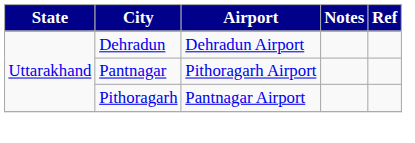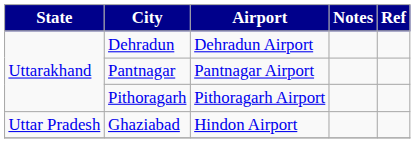(251, 71) Pithoragarh Airport -> (254, 71) Pantnagar Airport
(245, 97) Pantnagar Airport -> (260, 97) Pithoragarh Airport
+ row: (144, 124)
